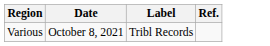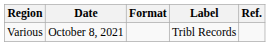+ column: (148, 13)
